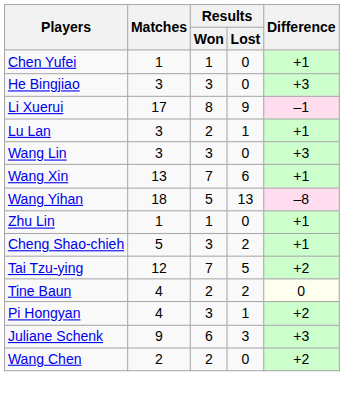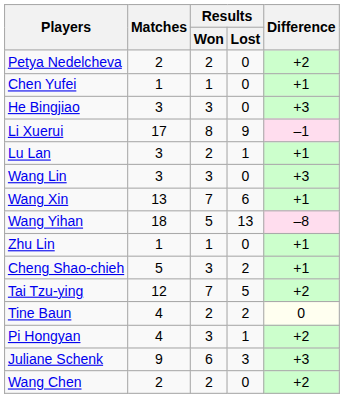+ row: (65, 62)
